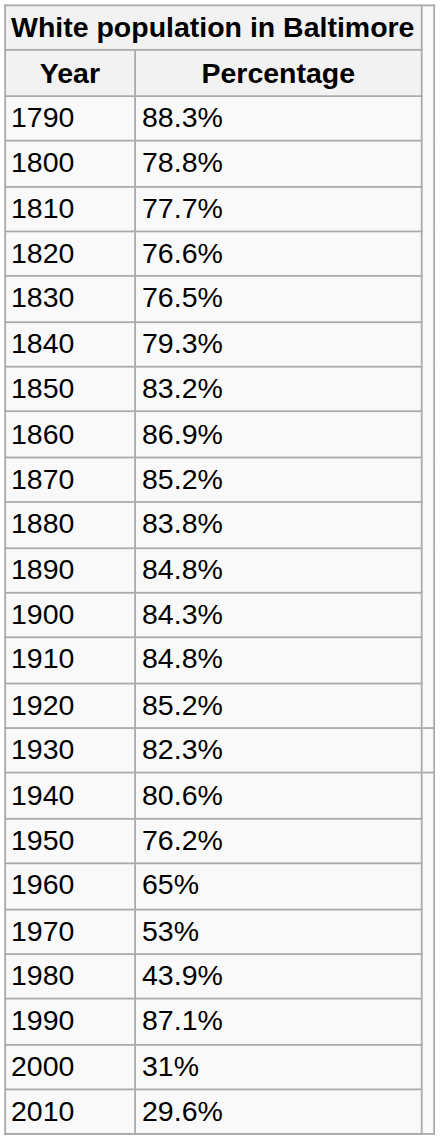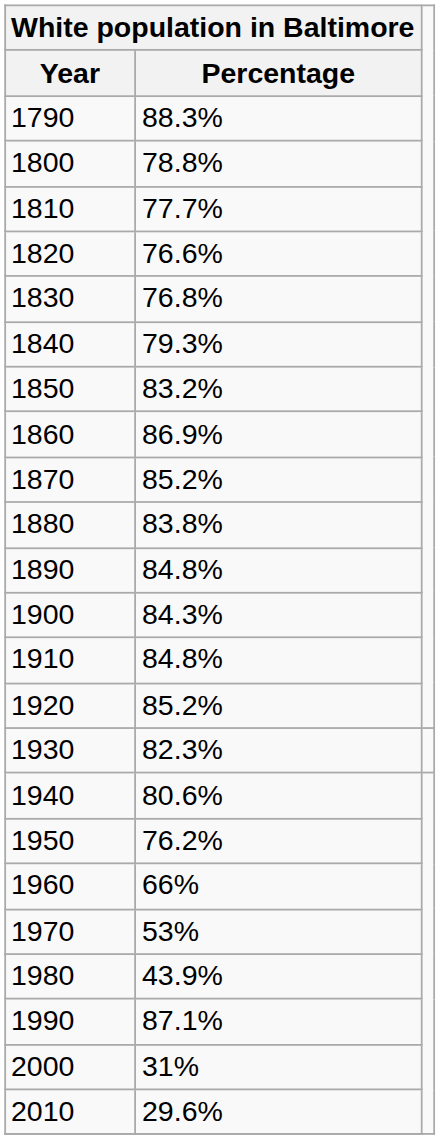(182, 298) 76.5% -> (182, 298) 76.8%
(171, 885) 65% -> (171, 885) 66%
